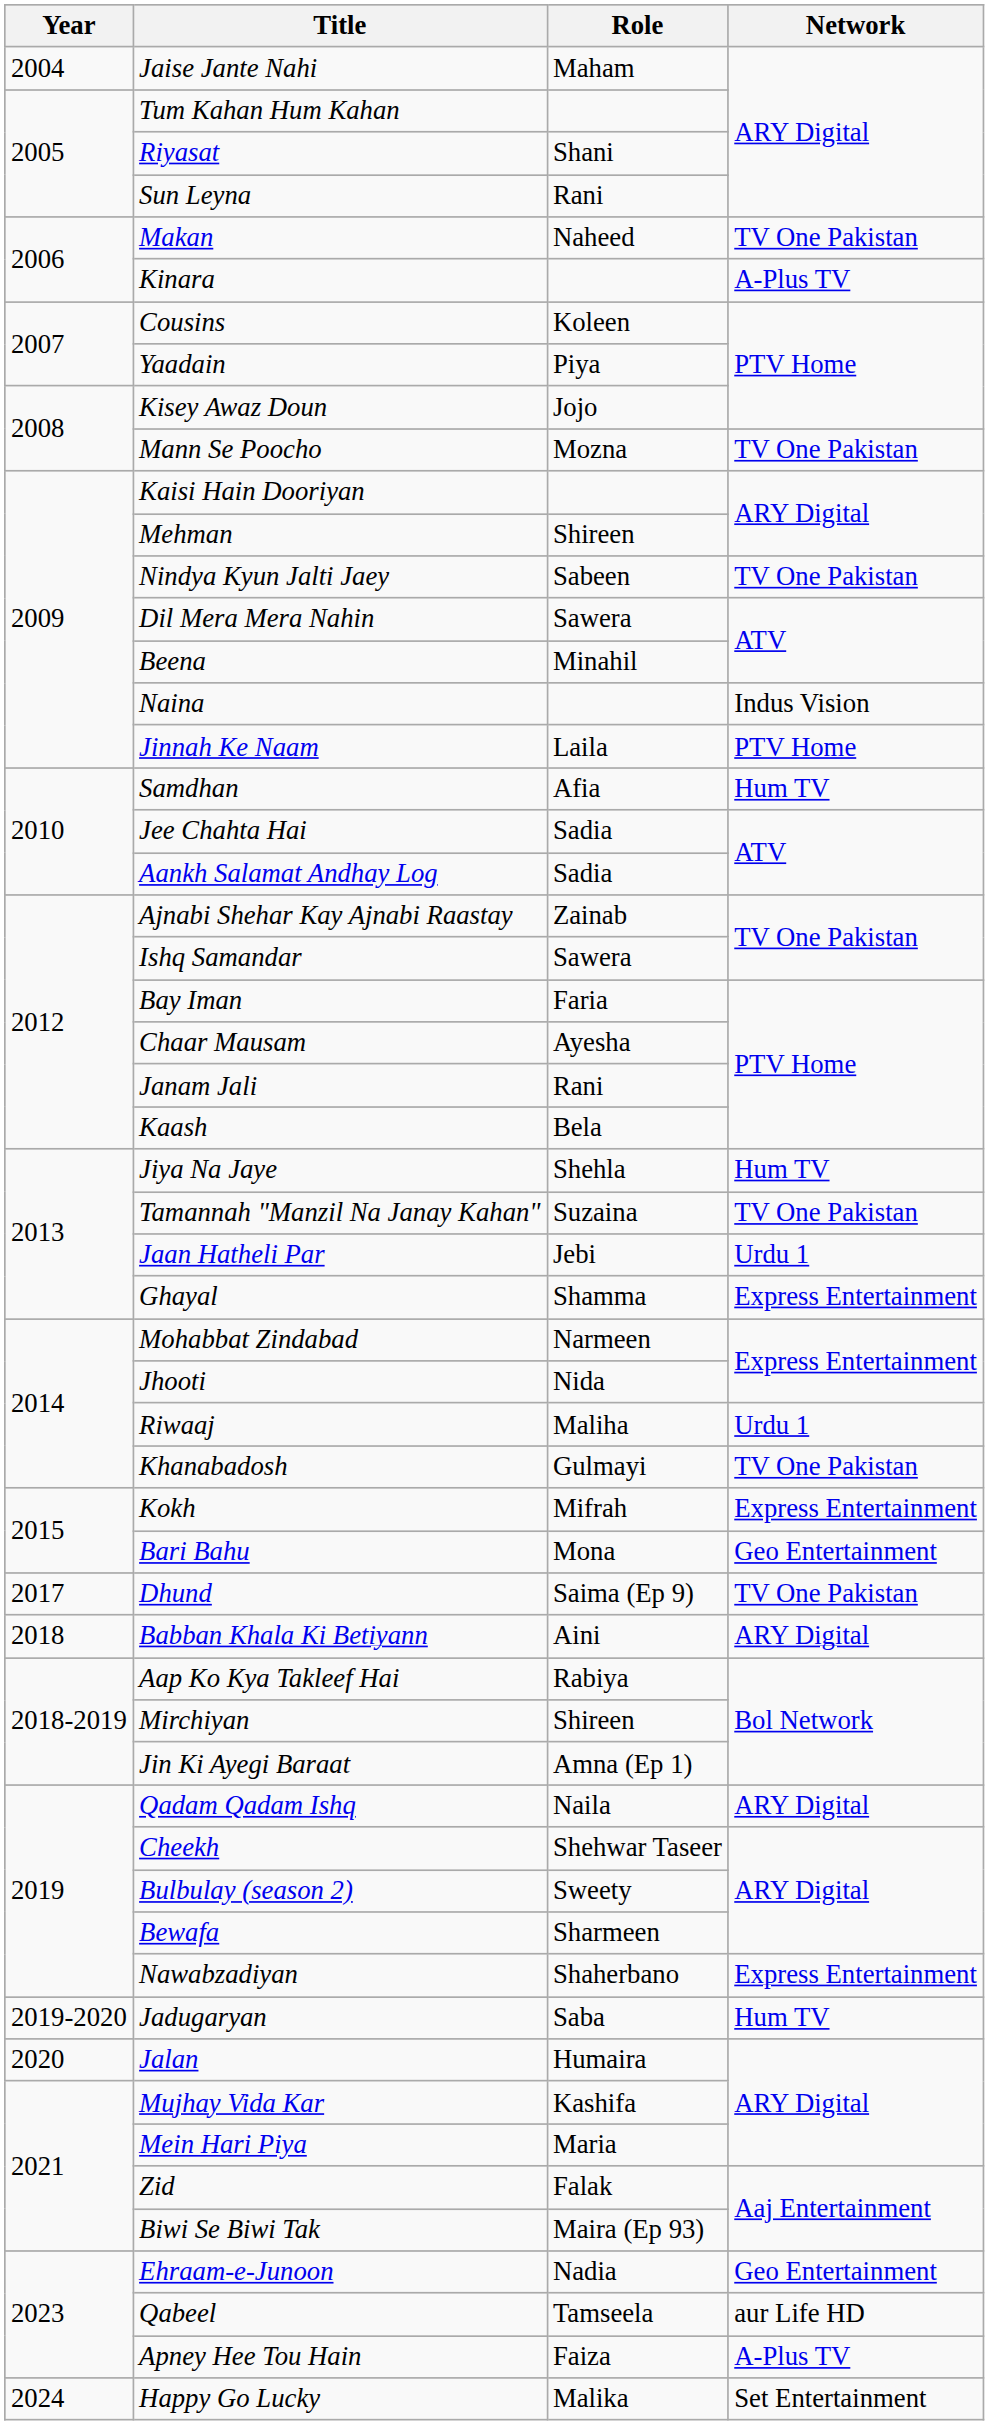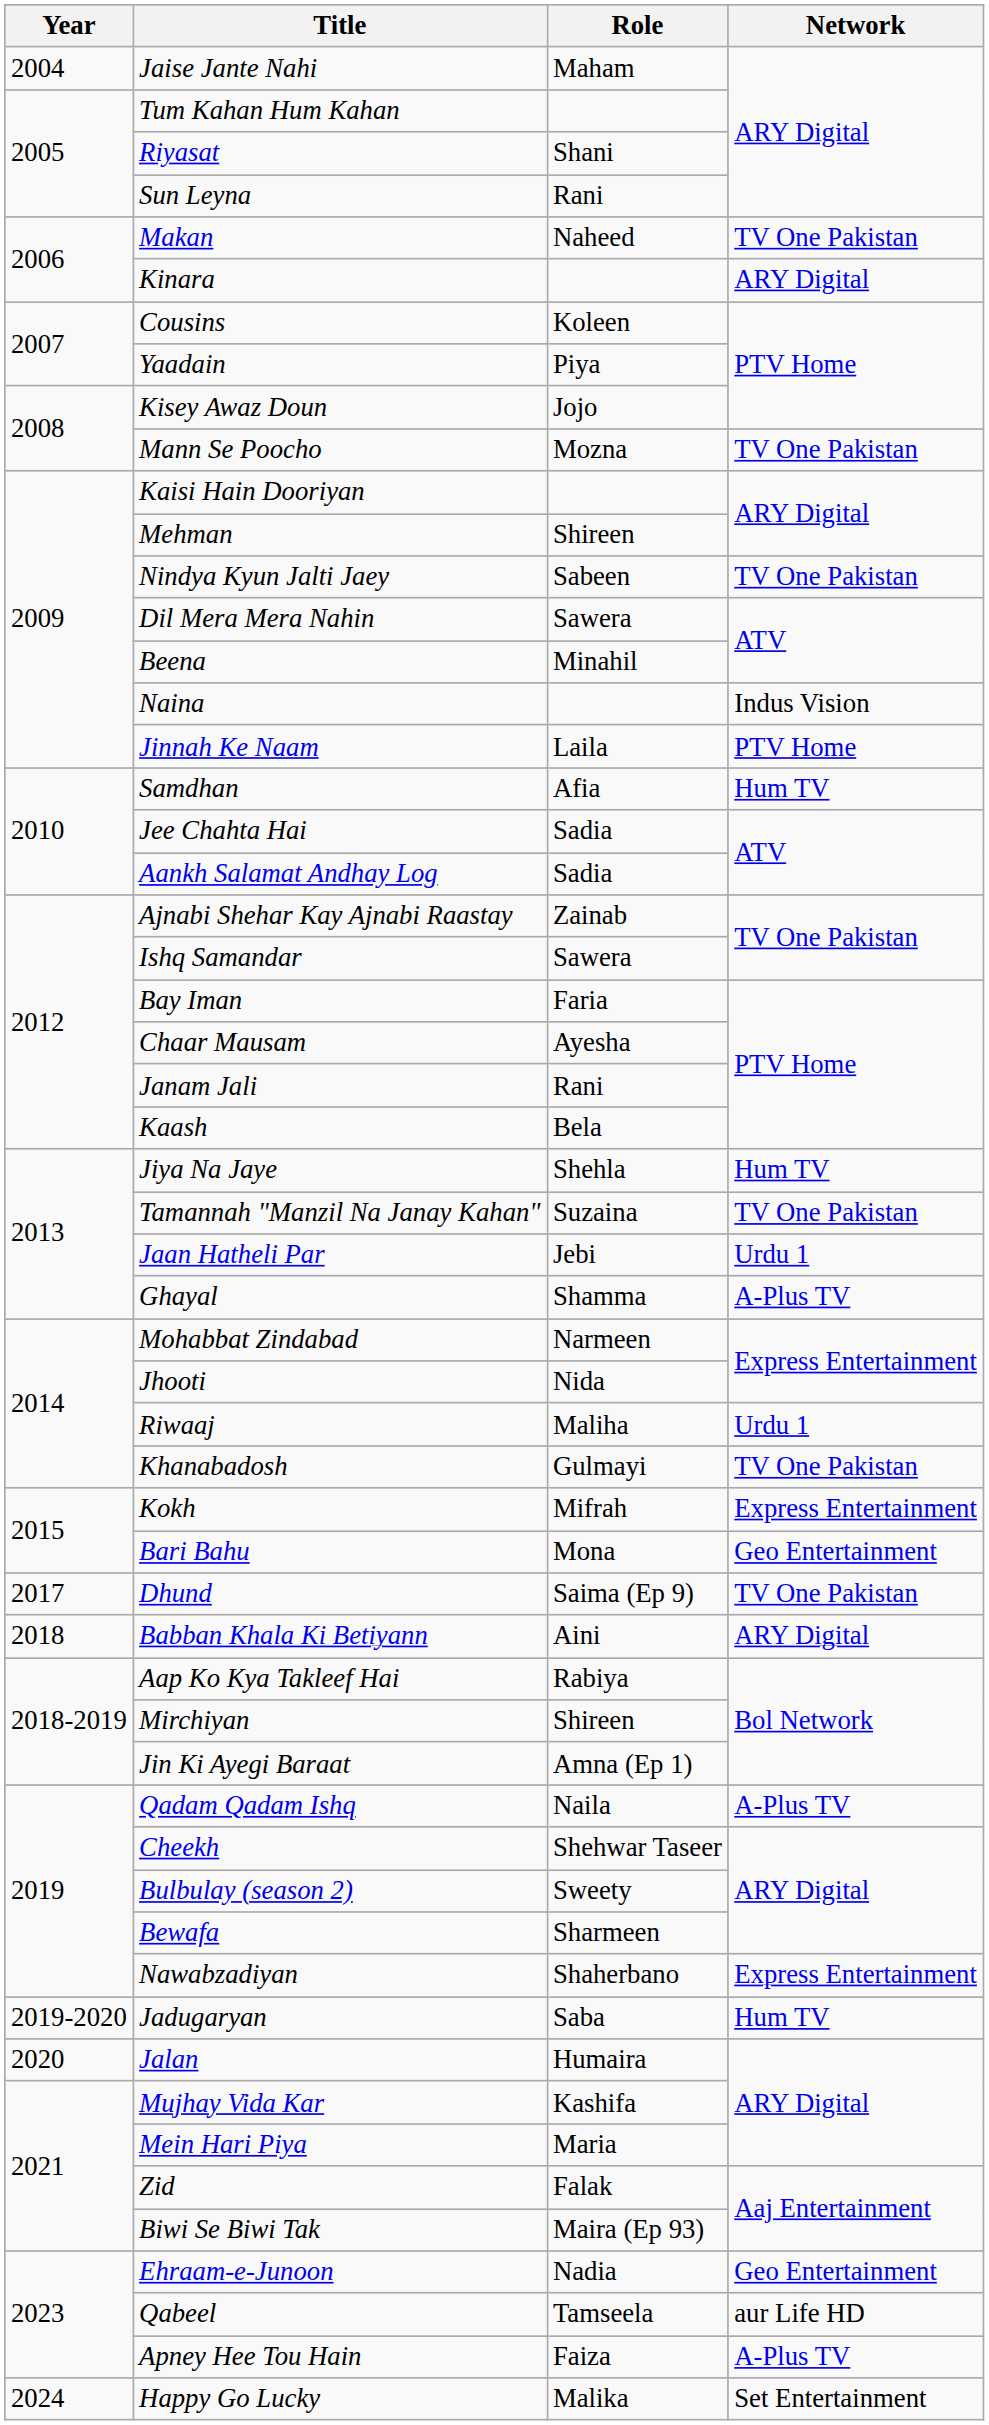(792, 279) A-Plus TV -> (802, 279) ARY Digital
(856, 1296) Express Entertainment -> (792, 1296) A-Plus TV
(802, 1805) ARY Digital -> (792, 1805) A-Plus TV
